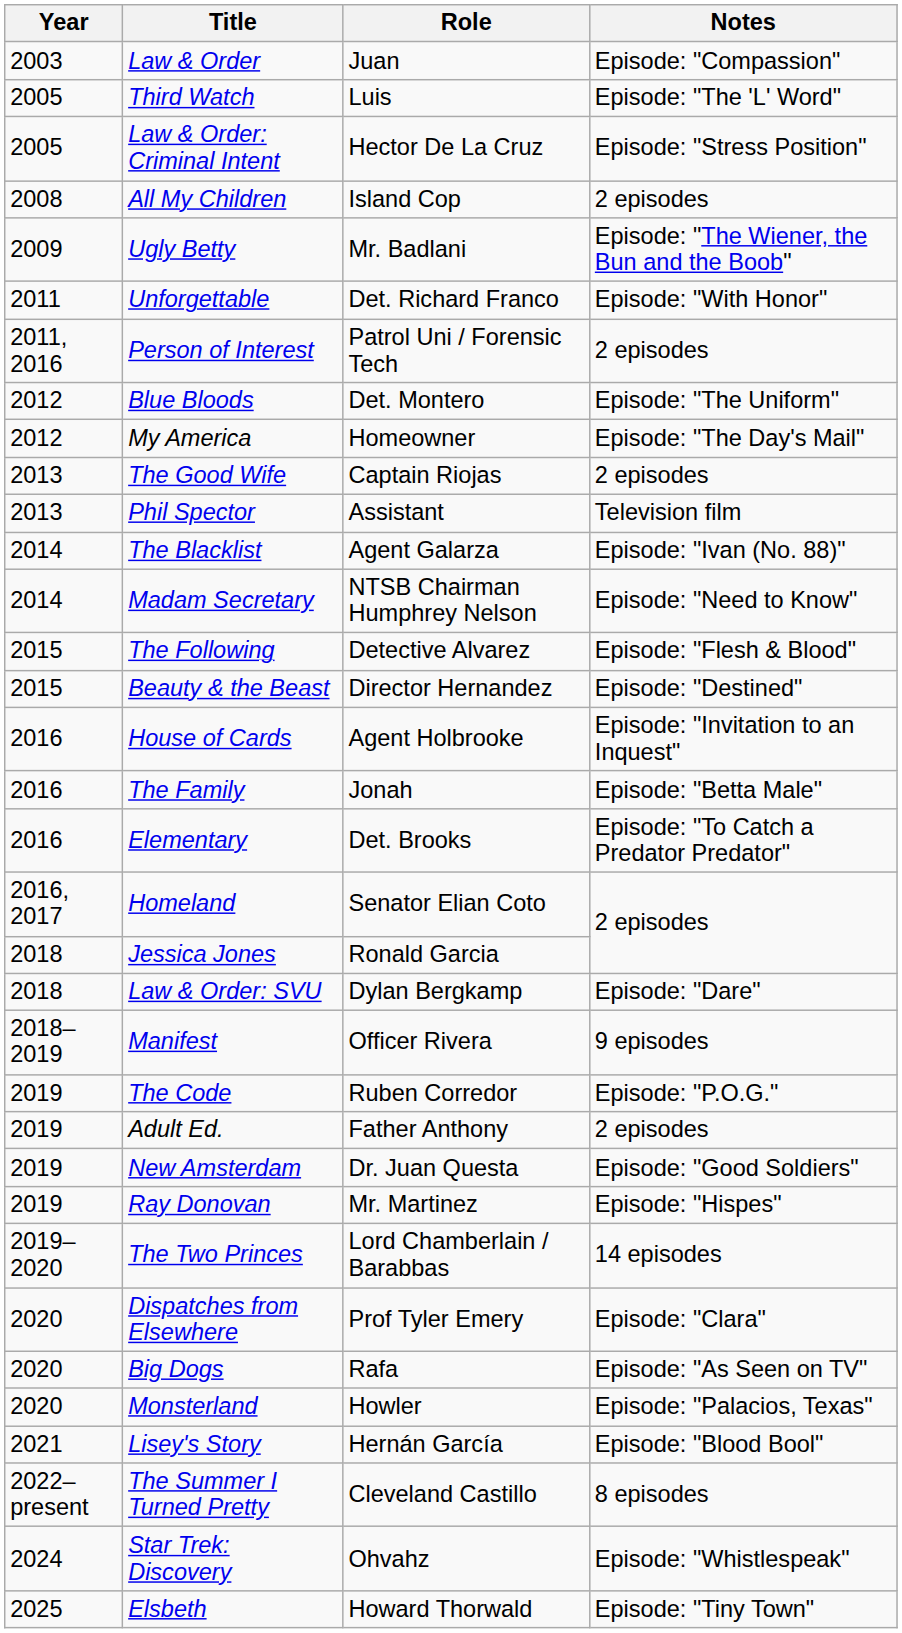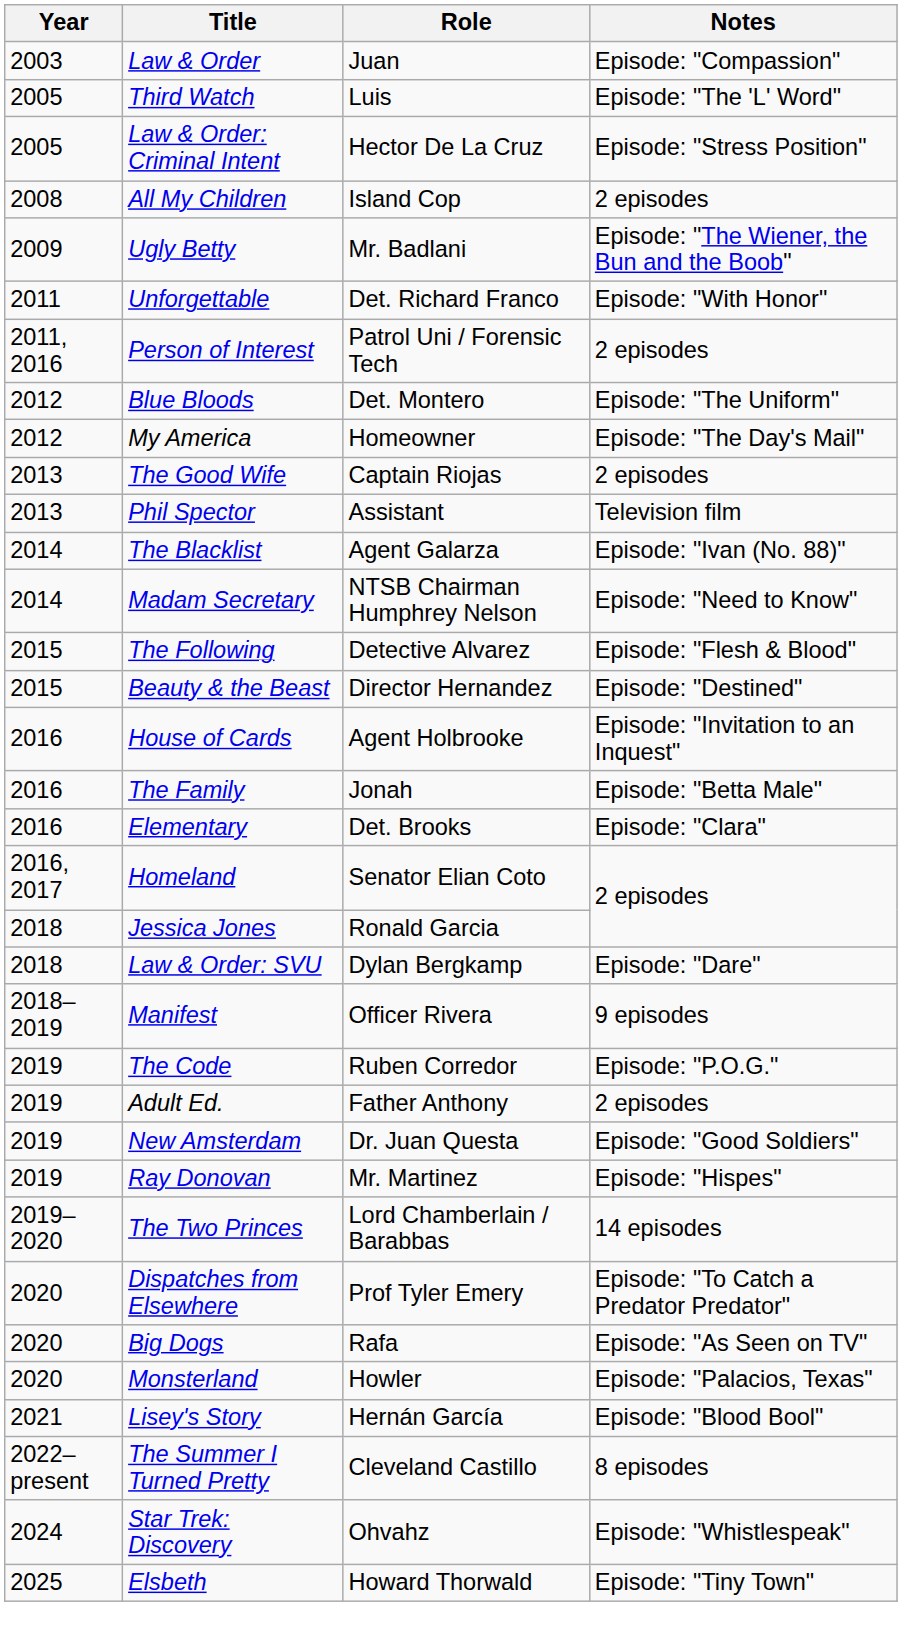(704, 840) Episode: "To Catch a Predator Predator" -> (680, 826) Episode: "Clara"
(680, 1318) Episode: "Clara" -> (704, 1292) Episode: "To Catch a Predator Predator"
